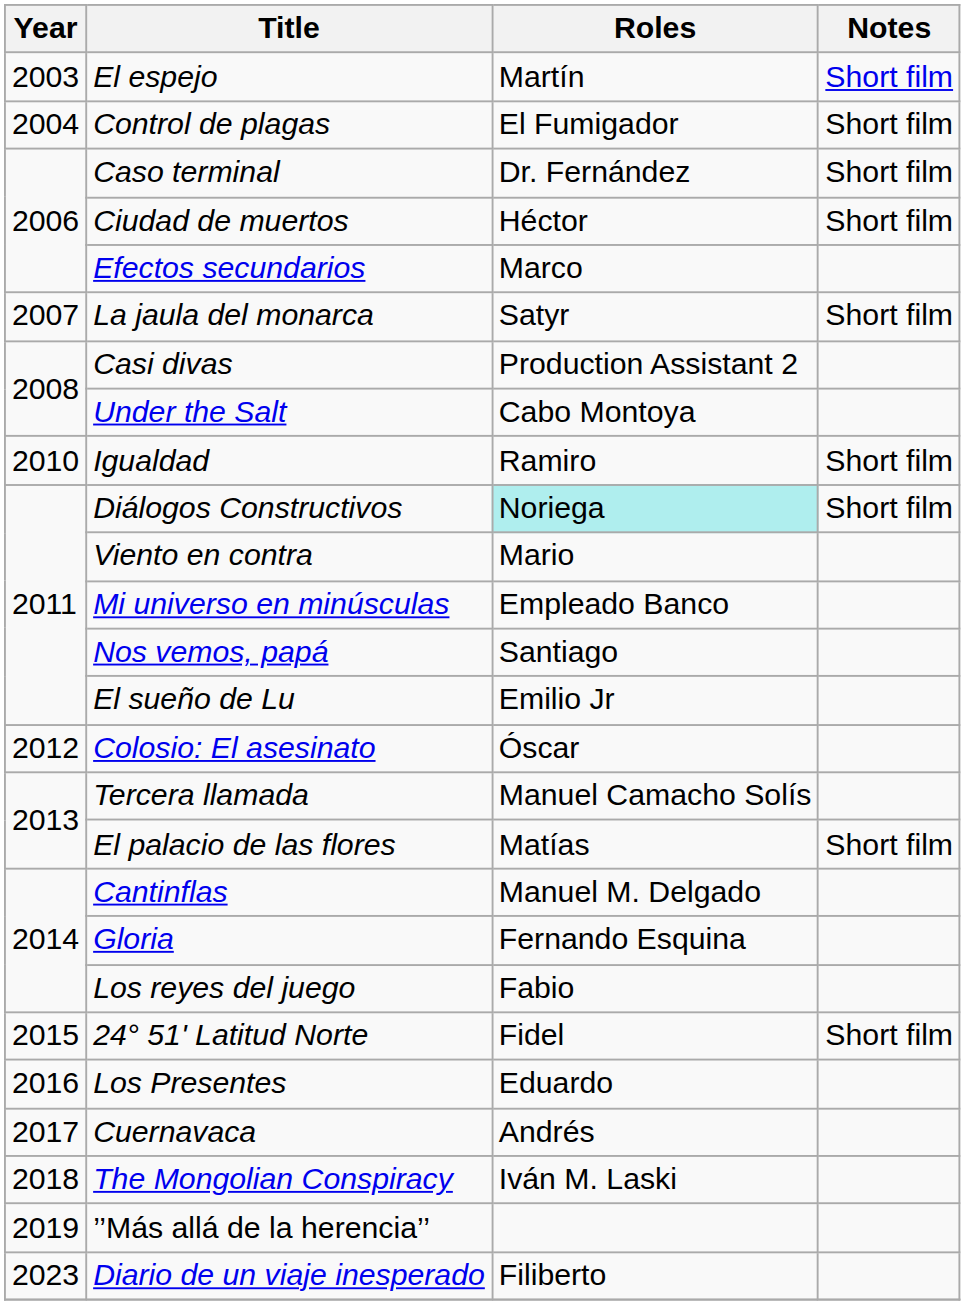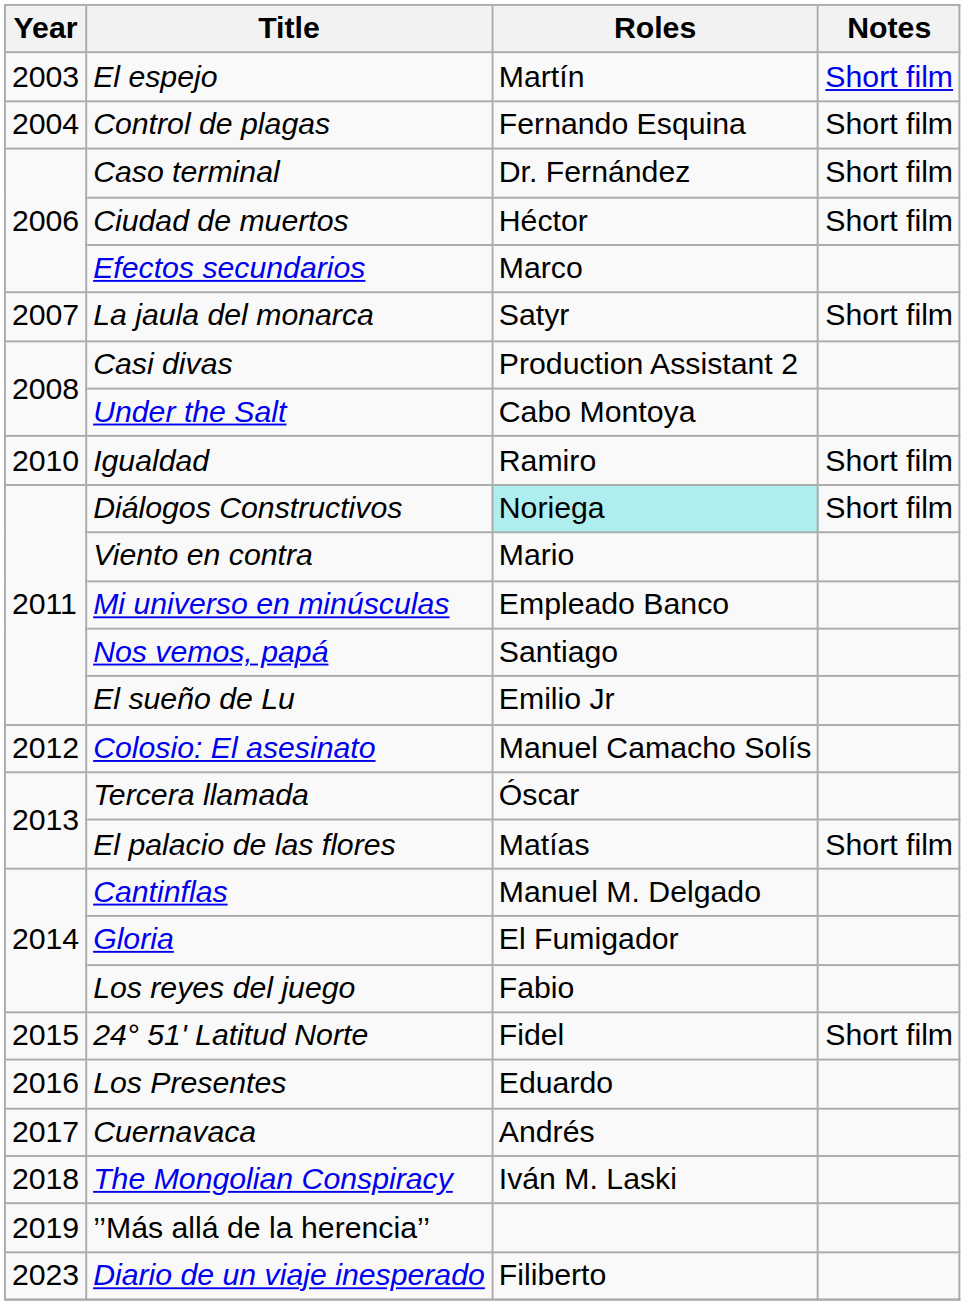(589, 124) El Fumigador -> (622, 124) Fernando Esquina
(539, 747) Óscar -> (655, 747) Manuel Camacho Solís
(655, 795) Manuel Camacho Solís -> (539, 795) Óscar
(622, 939) Fernando Esquina -> (589, 939) El Fumigador
